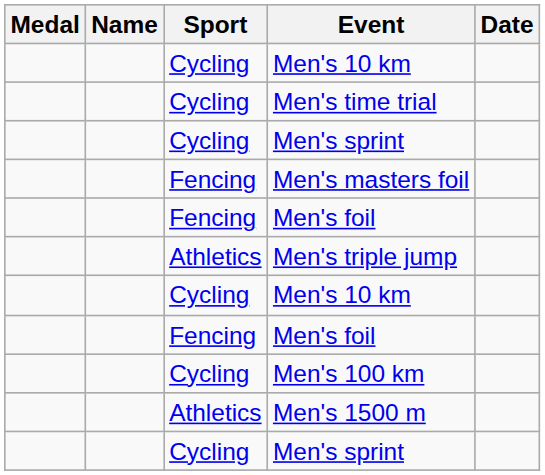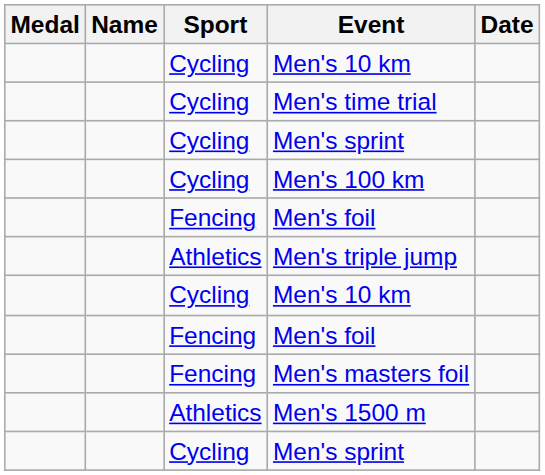rows swapped: (209, 373) <-> (213, 179)
